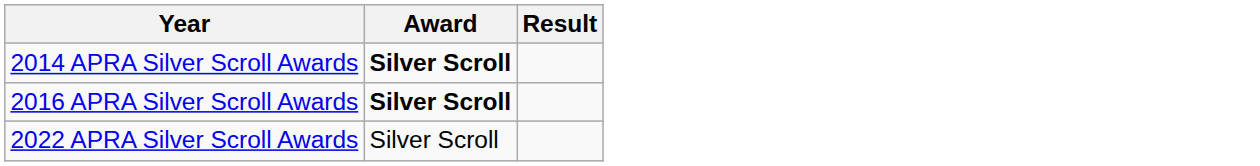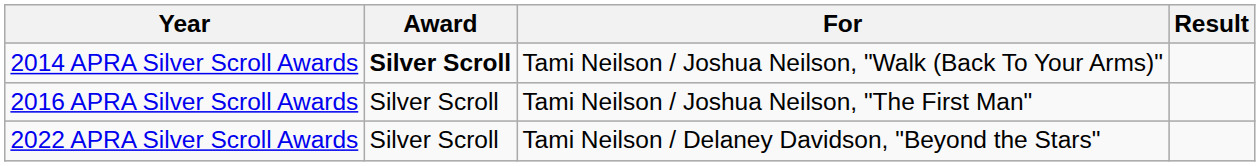+ column: (843, 23)
(440, 101) bold -> (434, 101) normal
